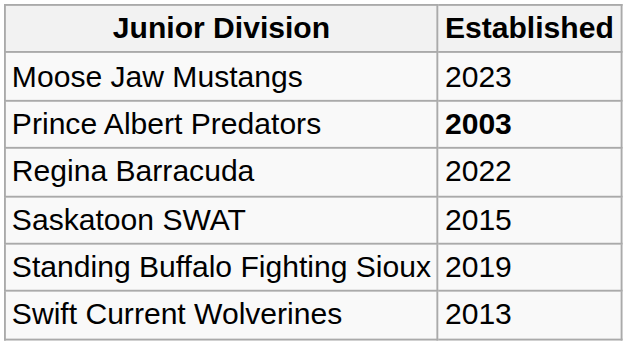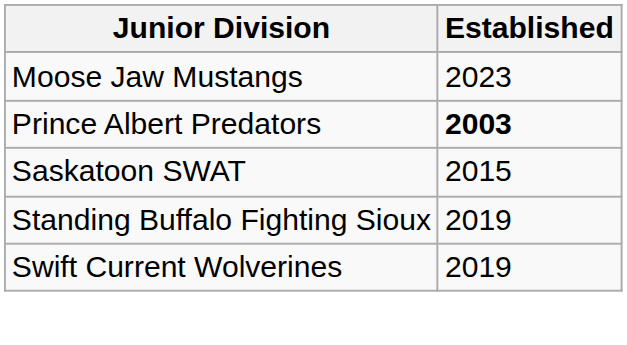- row: (133, 171)
(478, 314) 2013 -> (478, 266) 2019
